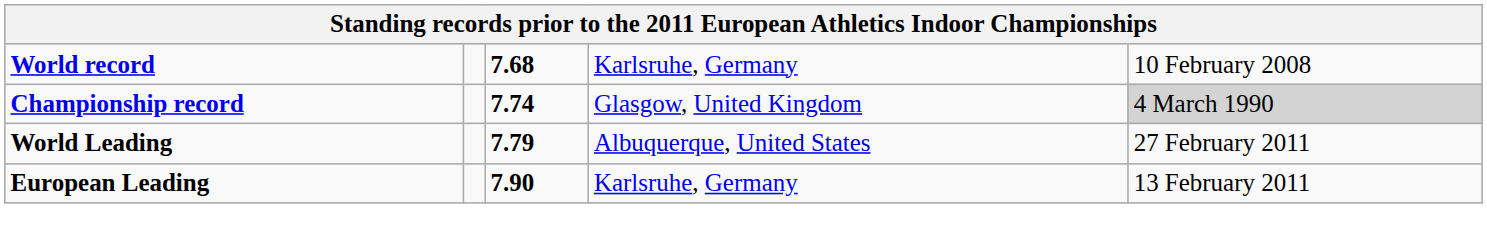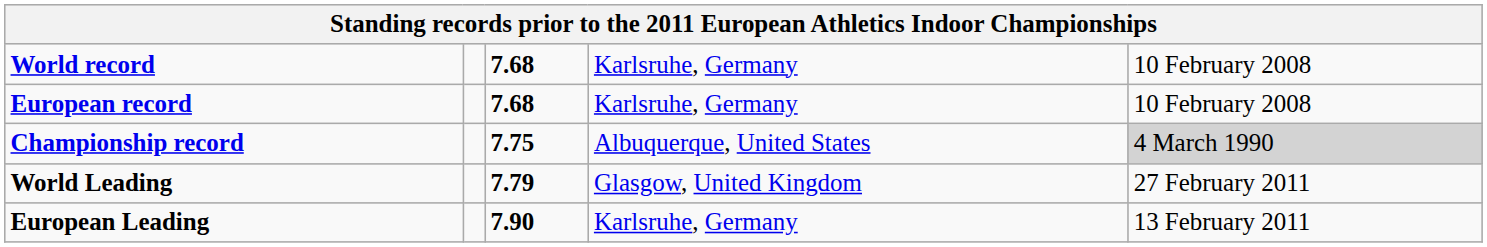+ row: (101, 103)
(512, 103) 7.74 -> (512, 143) 7.75
(728, 103) Glasgow, United Kingdom -> (732, 143) Albuquerque, United States
(732, 143) Albuquerque, United States -> (728, 182) Glasgow, United Kingdom
